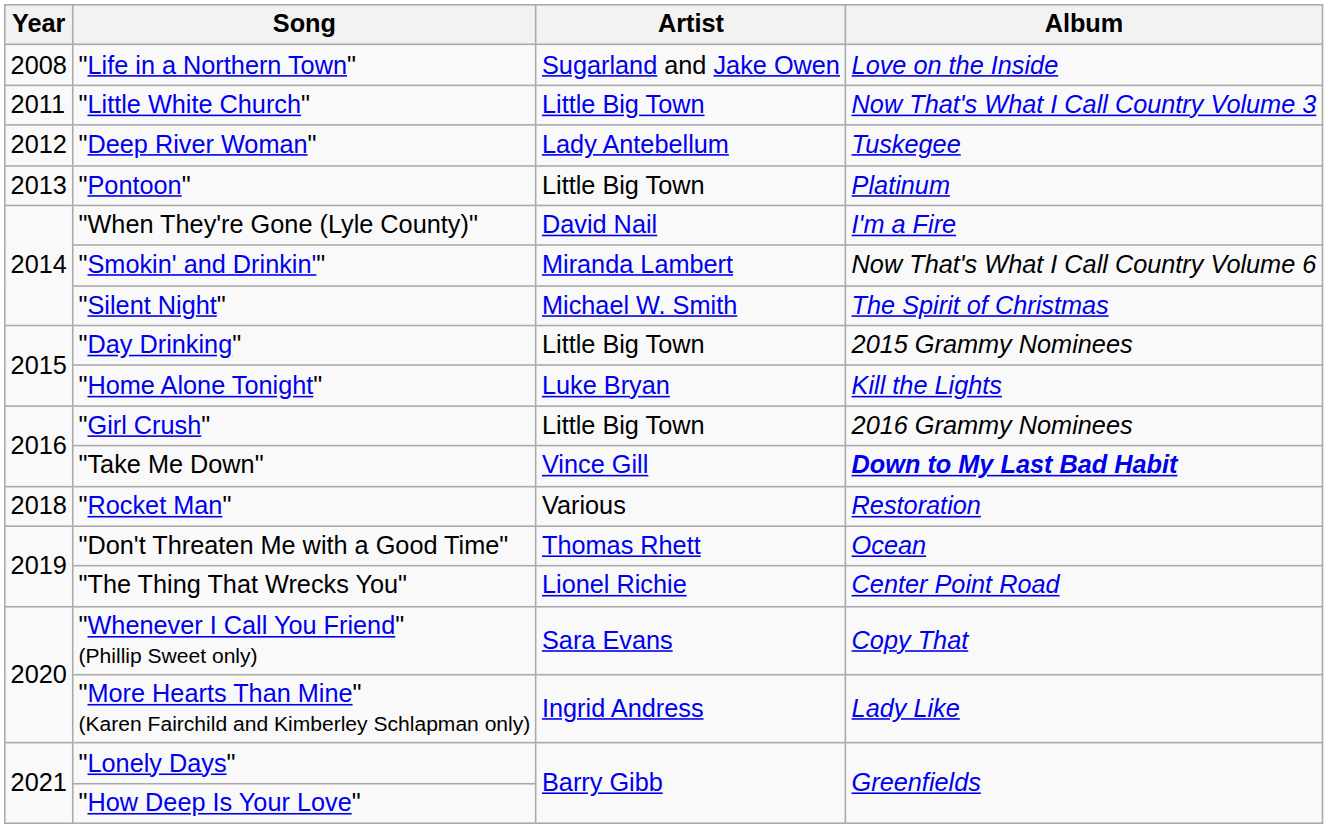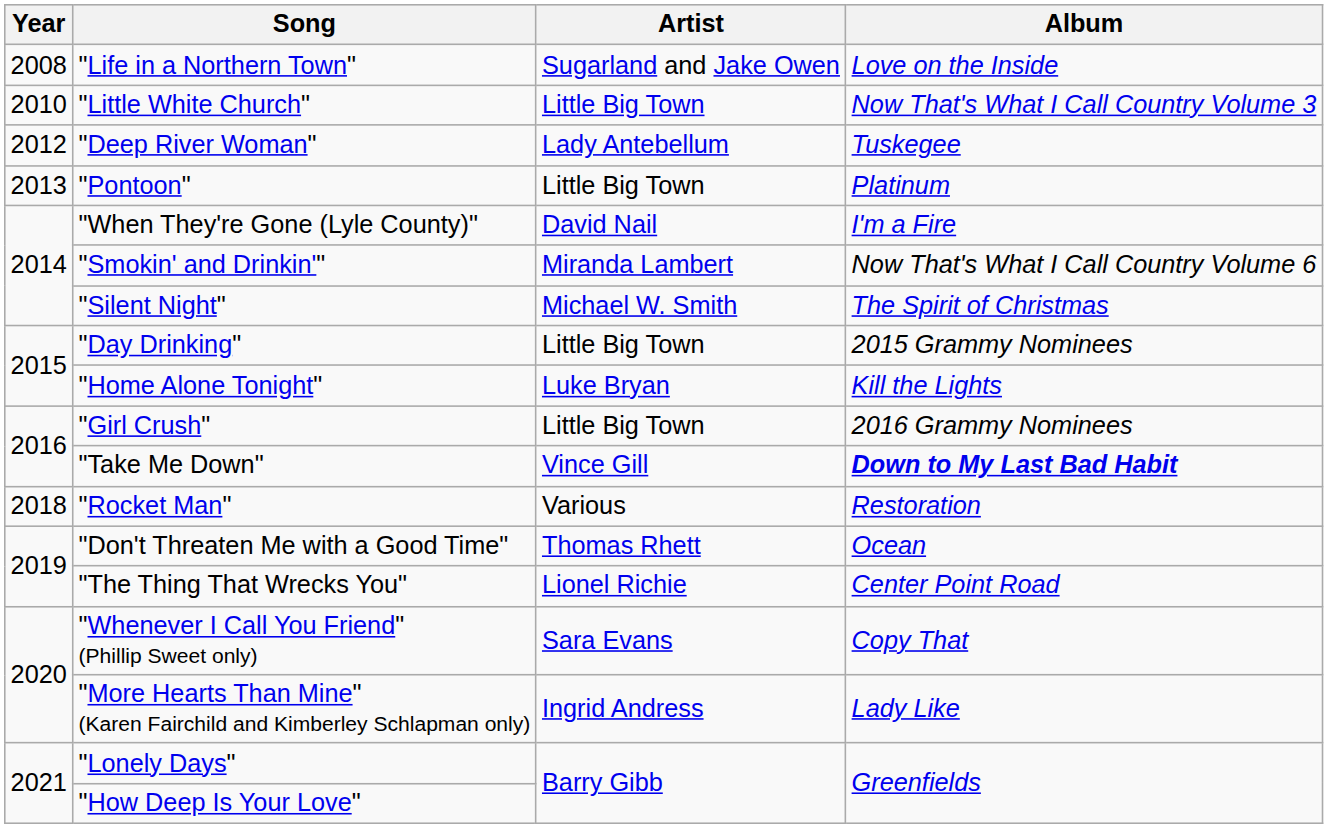(38, 104) 2011 -> (39, 104) 2010
